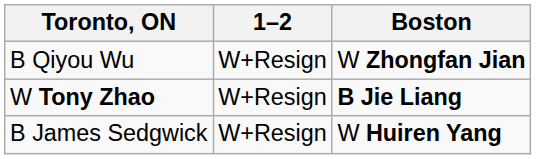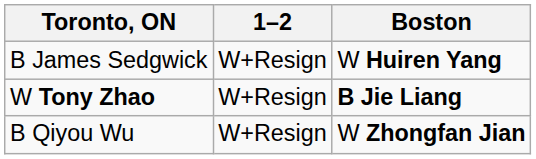rows swapped: (72, 60) <-> (109, 134)
